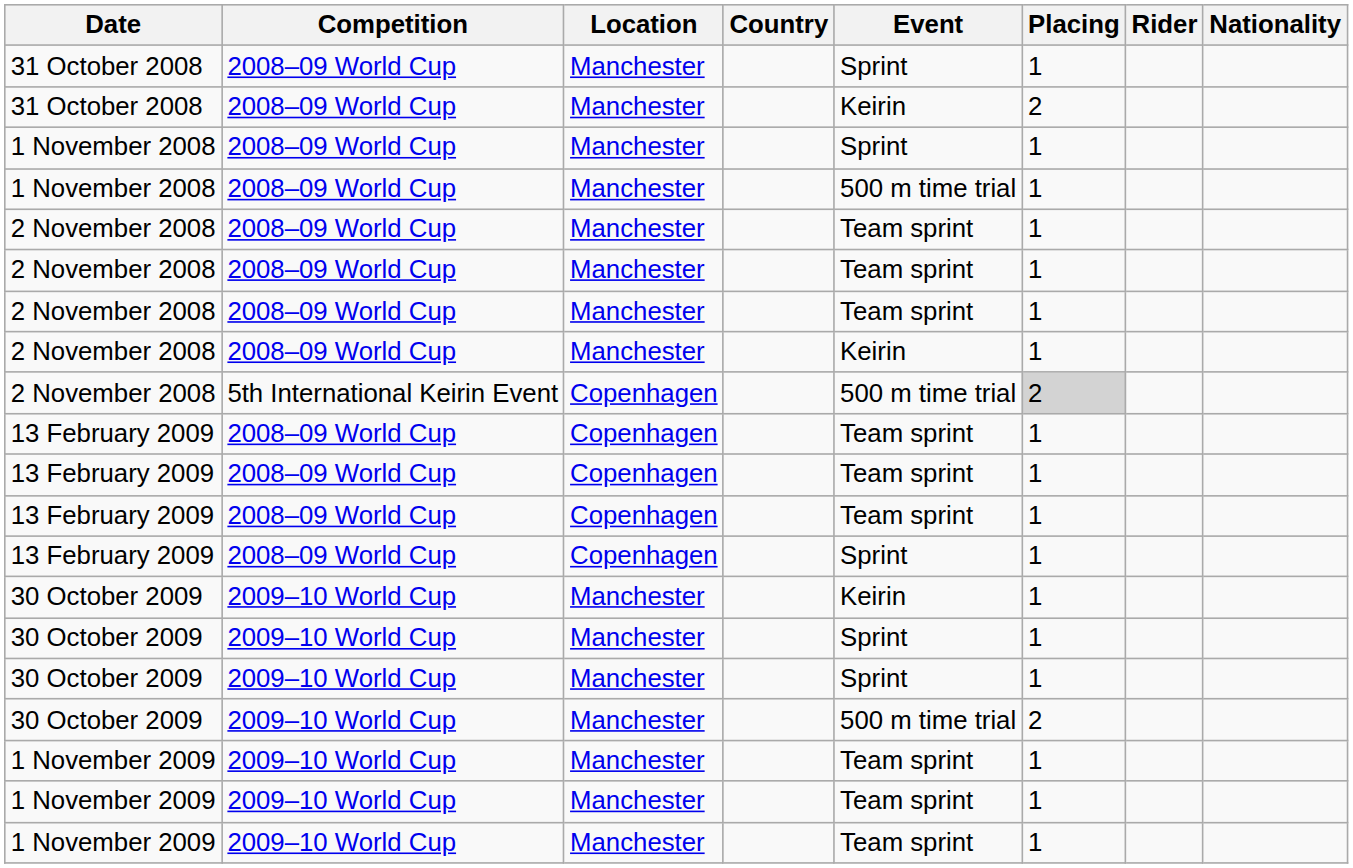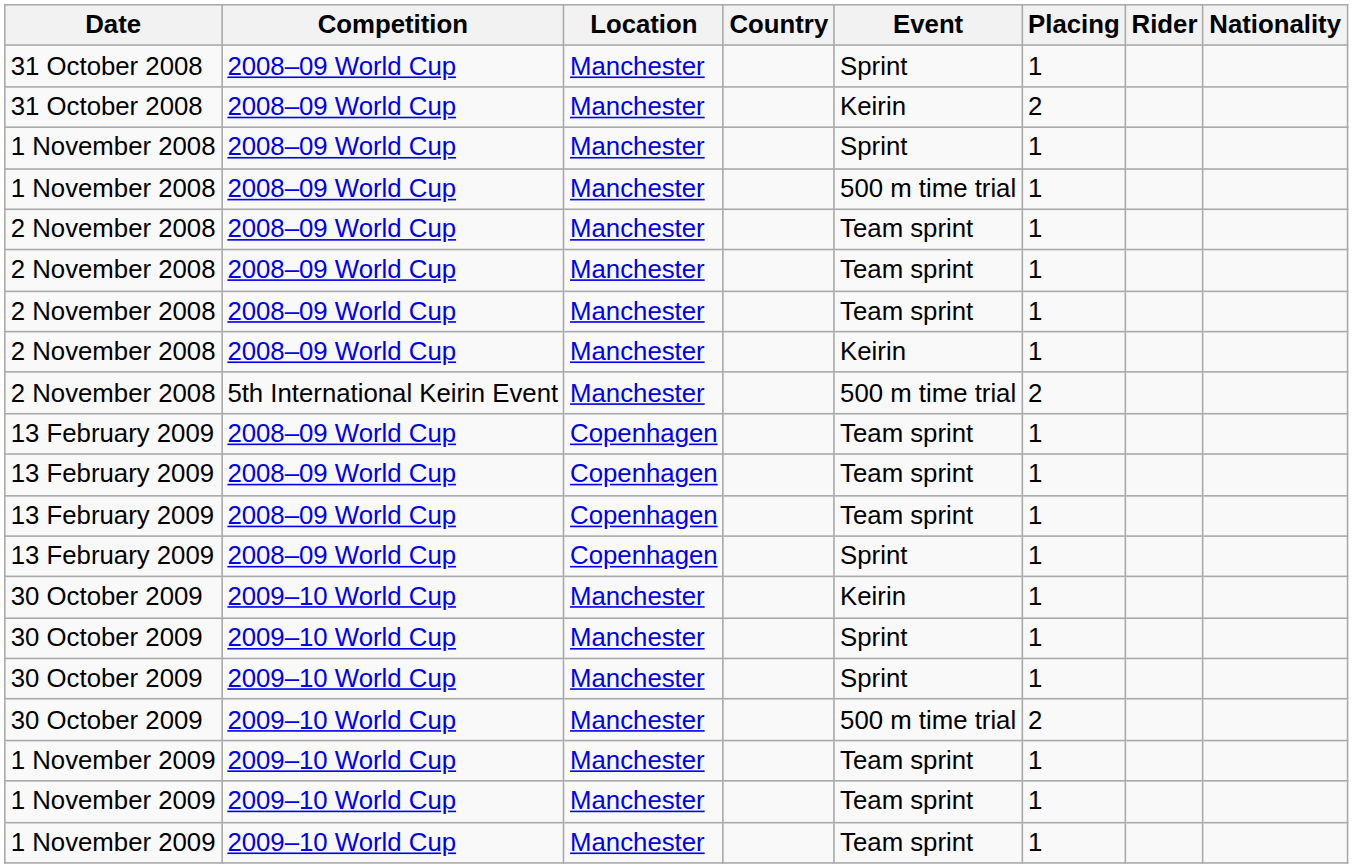(644, 392) Copenhagen -> (637, 392) Manchester
(1035, 392) lightgrey background -> (1035, 392) no background
